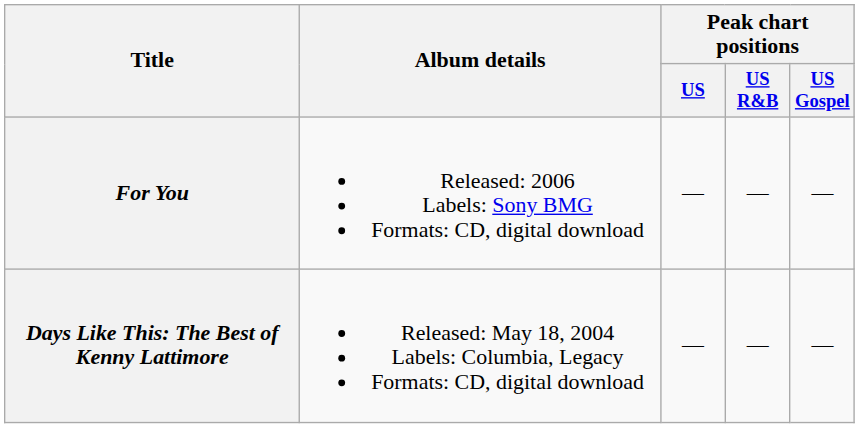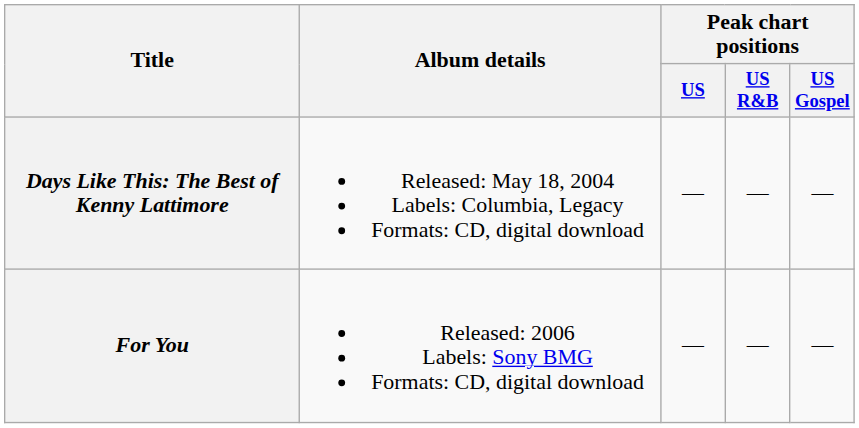rows swapped: (152, 345) <-> (152, 192)
